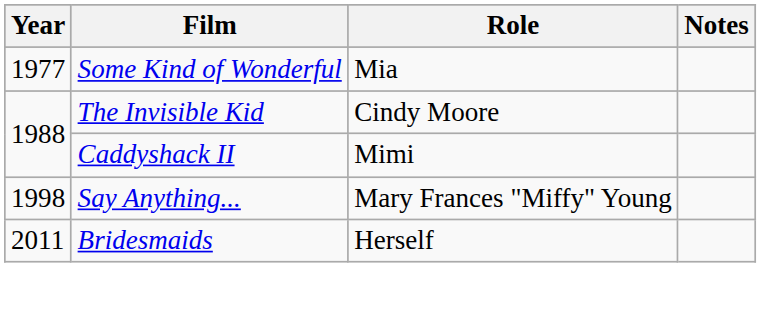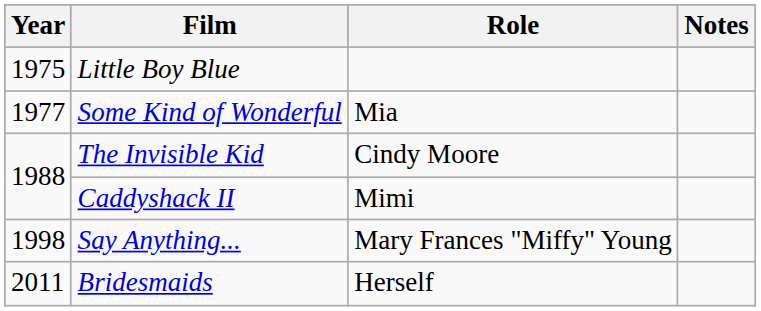+ row: (159, 68)
